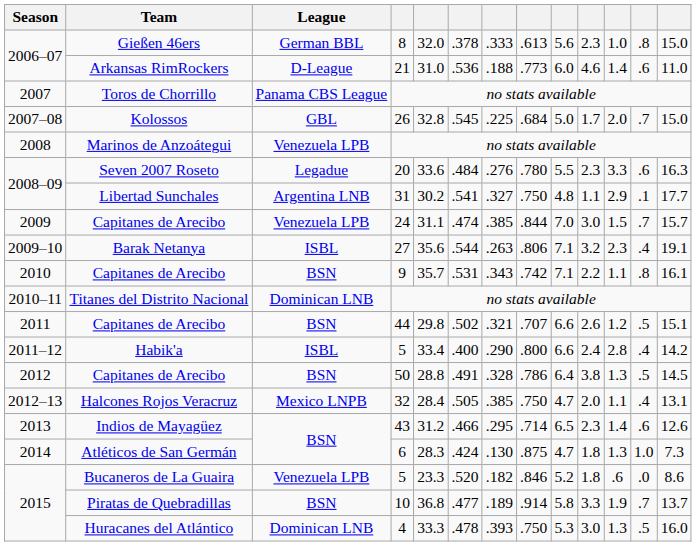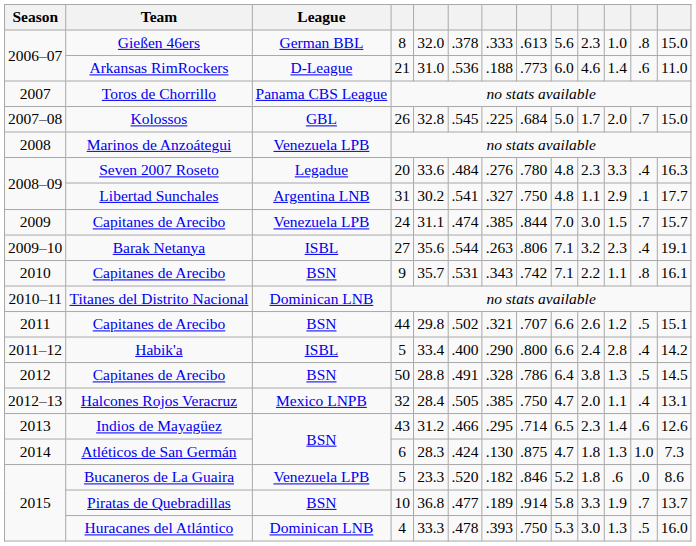(564, 170) 5.5 -> (564, 170) 4.8
(644, 170) .6 -> (644, 170) .4
